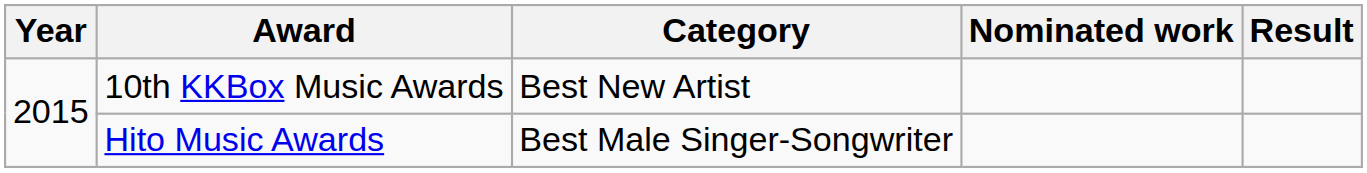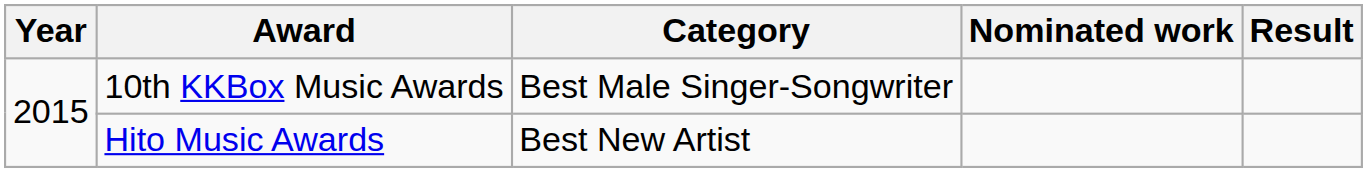(635, 85) Best New Artist -> (736, 85) Best Male Singer-Songwriter
(736, 139) Best Male Singer-Songwriter -> (635, 139) Best New Artist
